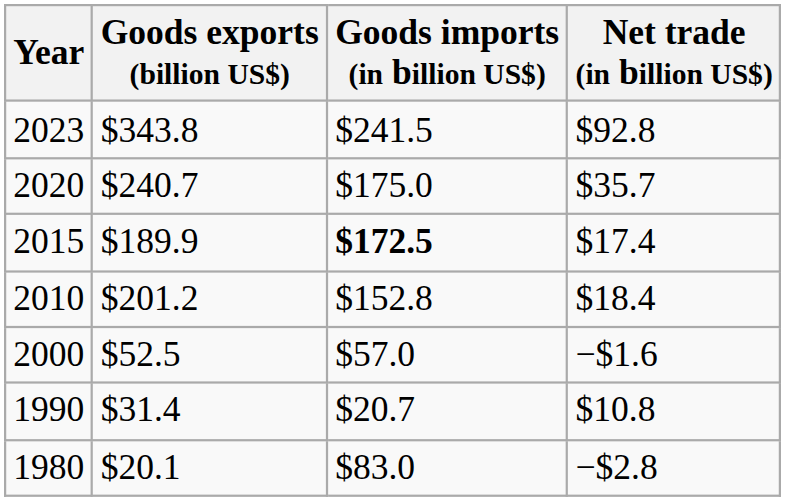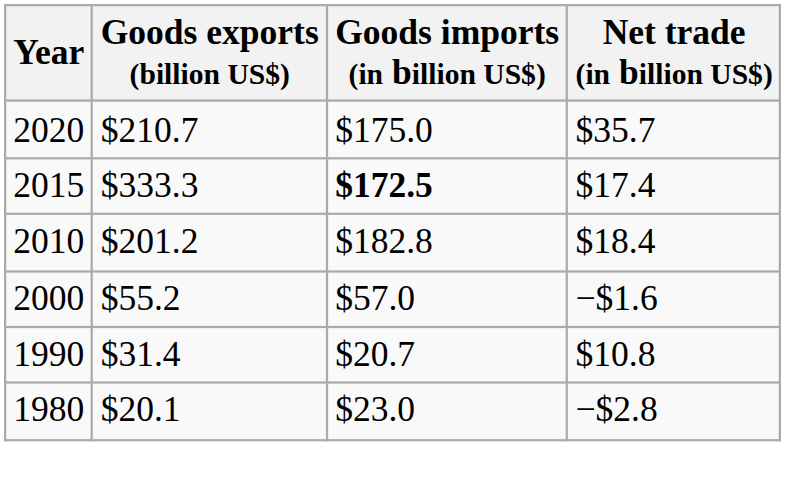- row: (49, 128)
(150, 185) $240.7 -> (150, 128) $210.7
(150, 241) $189.9 -> (150, 185) $333.3
(384, 297) $152.8 -> (384, 241) $182.8
(141, 354) $52.5 -> (141, 297) $55.2
(375, 466) $83.0 -> (375, 410) $23.0
